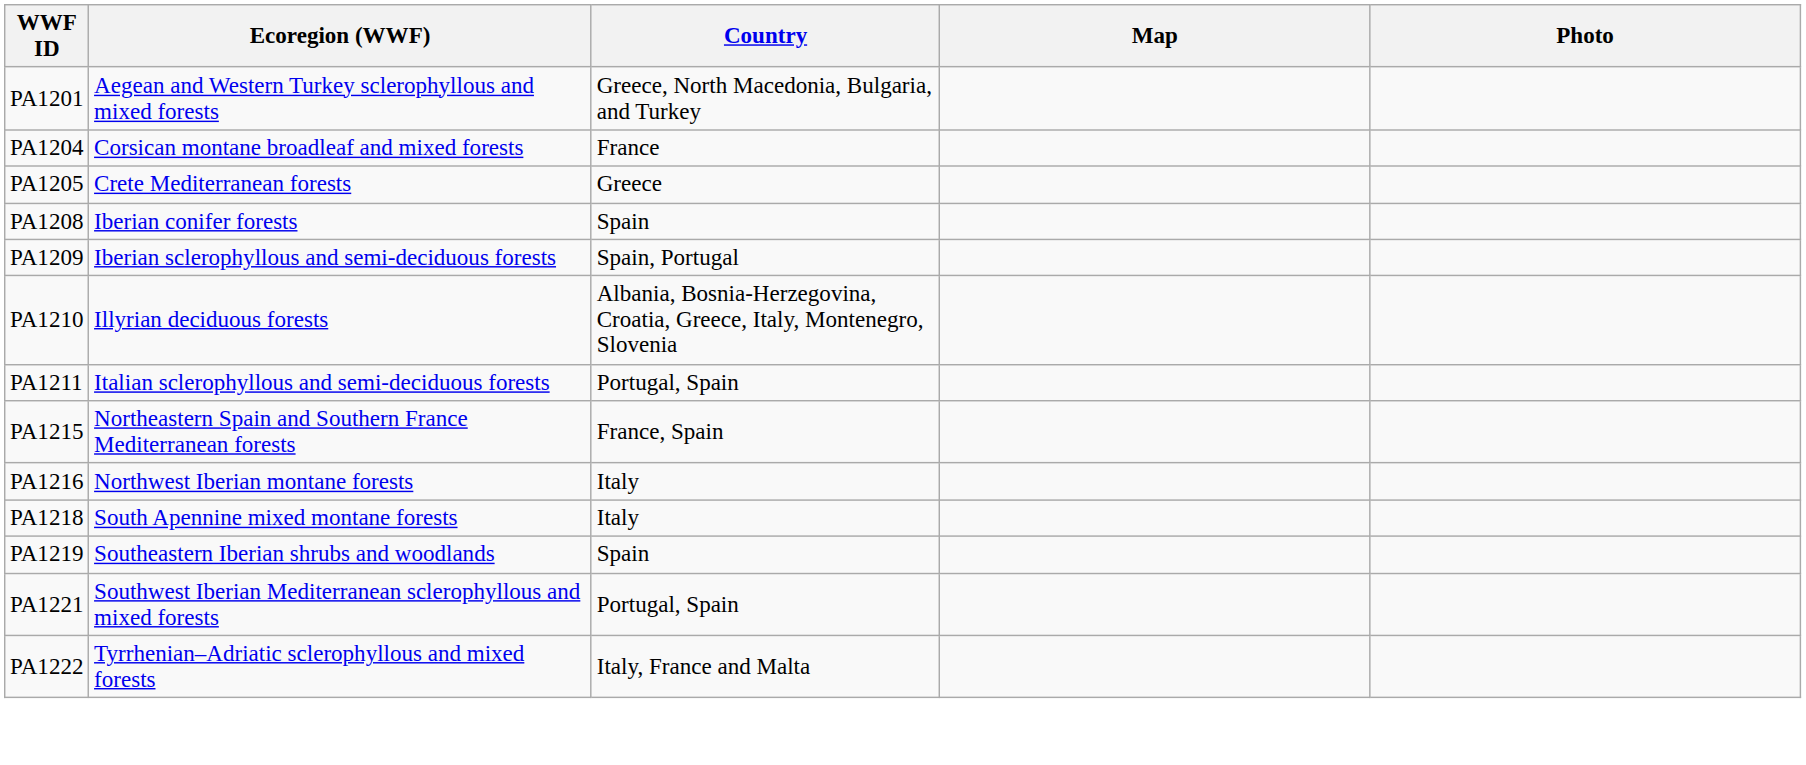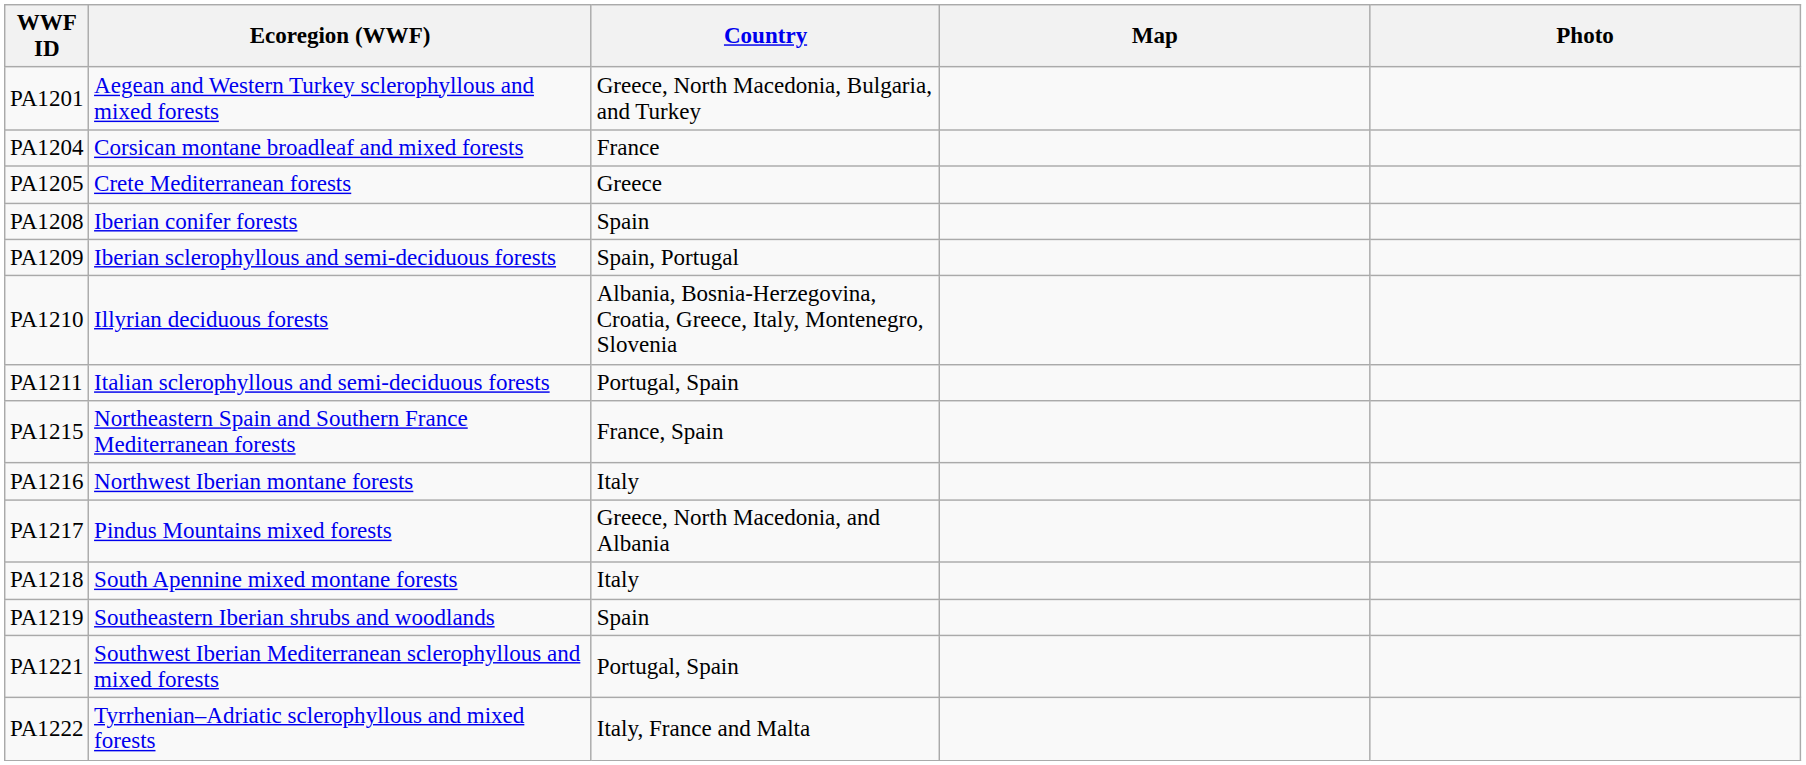+ row: (47, 530)
